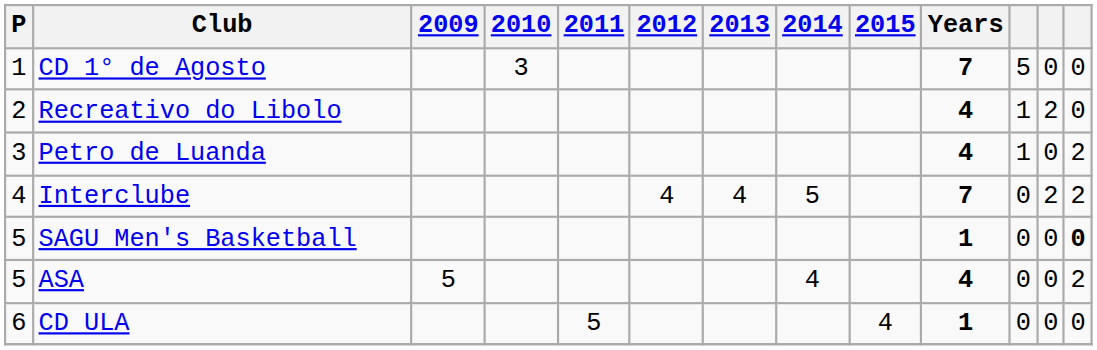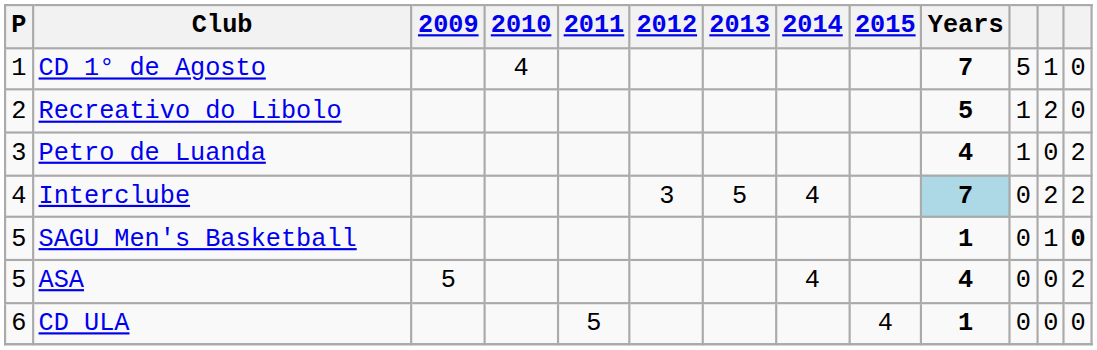(521, 68) 3 -> (521, 68) 4
(1051, 68) 0 -> (1051, 68) 1
(966, 111) 4 -> (966, 111) 5
(667, 196) 4 -> (667, 196) 3
(740, 196) 4 -> (740, 196) 5
(812, 196) 5 -> (812, 196) 4
(966, 196) no background -> (966, 196) lightblue background
(1051, 238) 0 -> (1051, 238) 1
